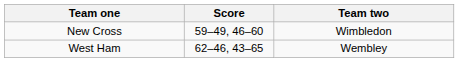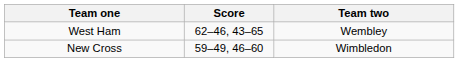rows swapped: (94, 31) <-> (94, 48)
